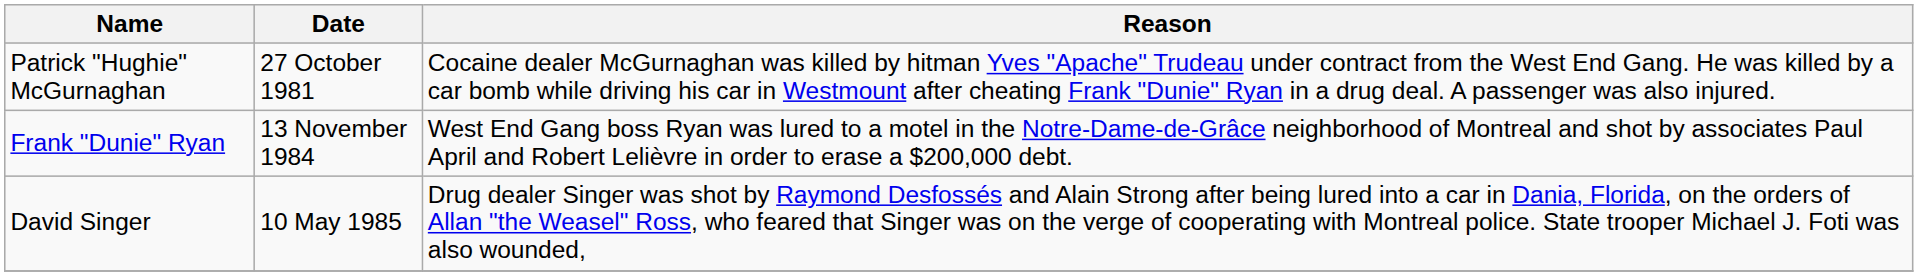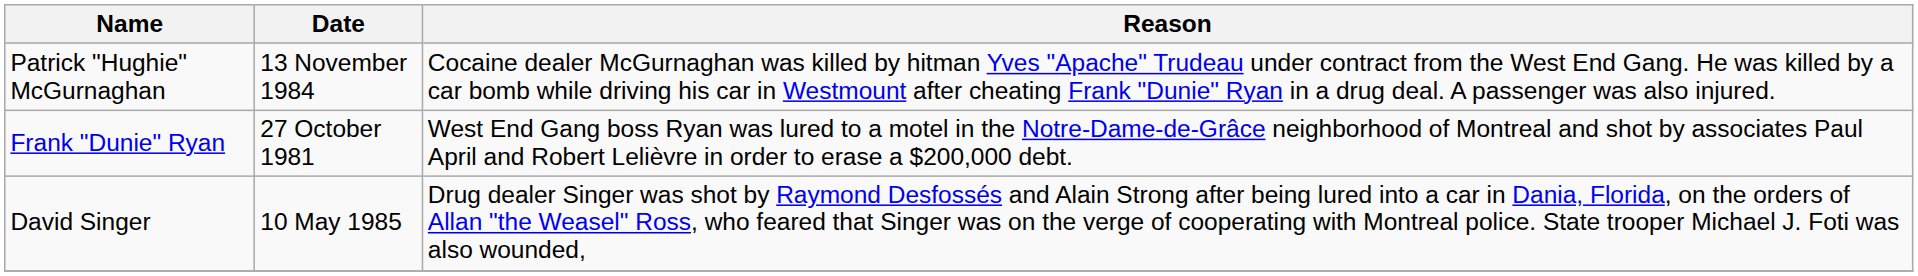(321, 76) 27 October 1981 -> (334, 76) 13 November 1984
(334, 142) 13 November 1984 -> (321, 142) 27 October 1981
